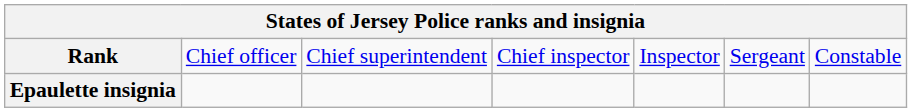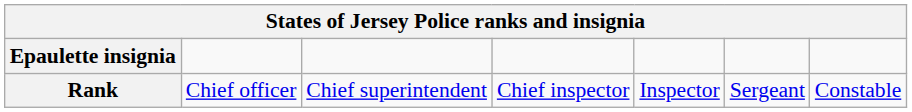rows swapped: (93, 55) <-> (93, 90)
